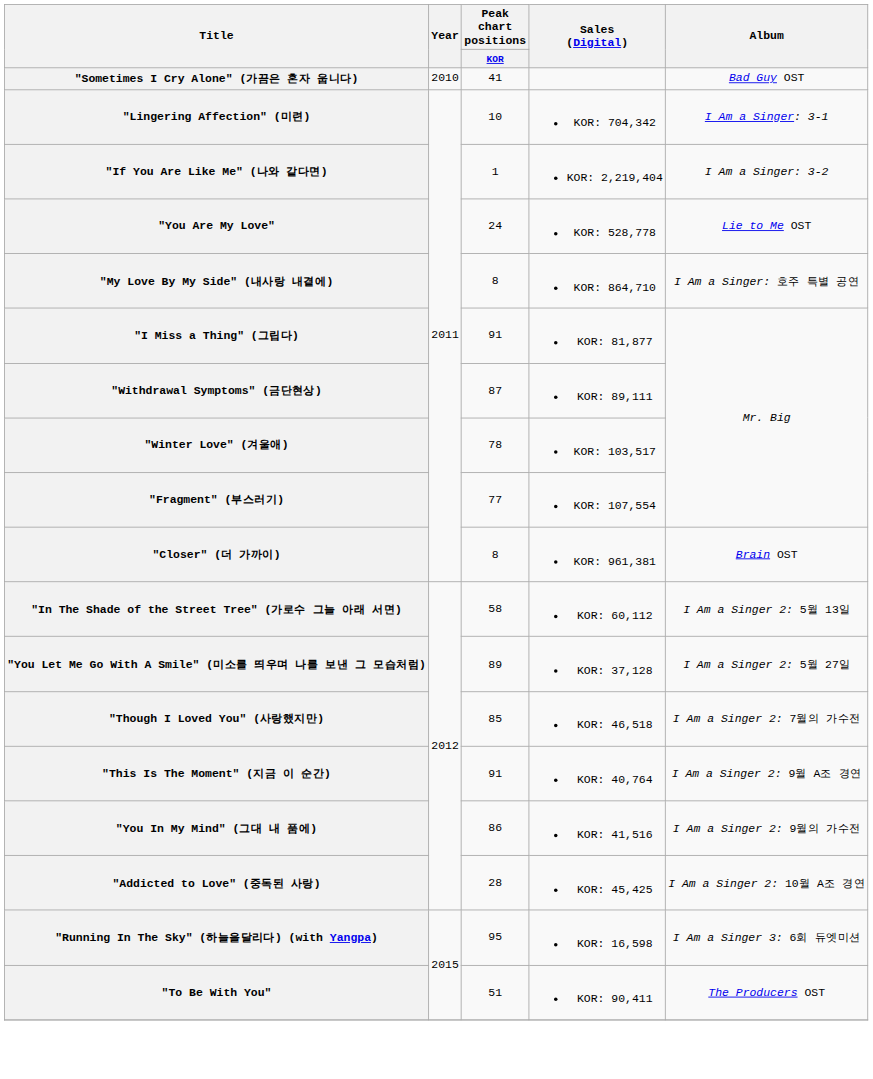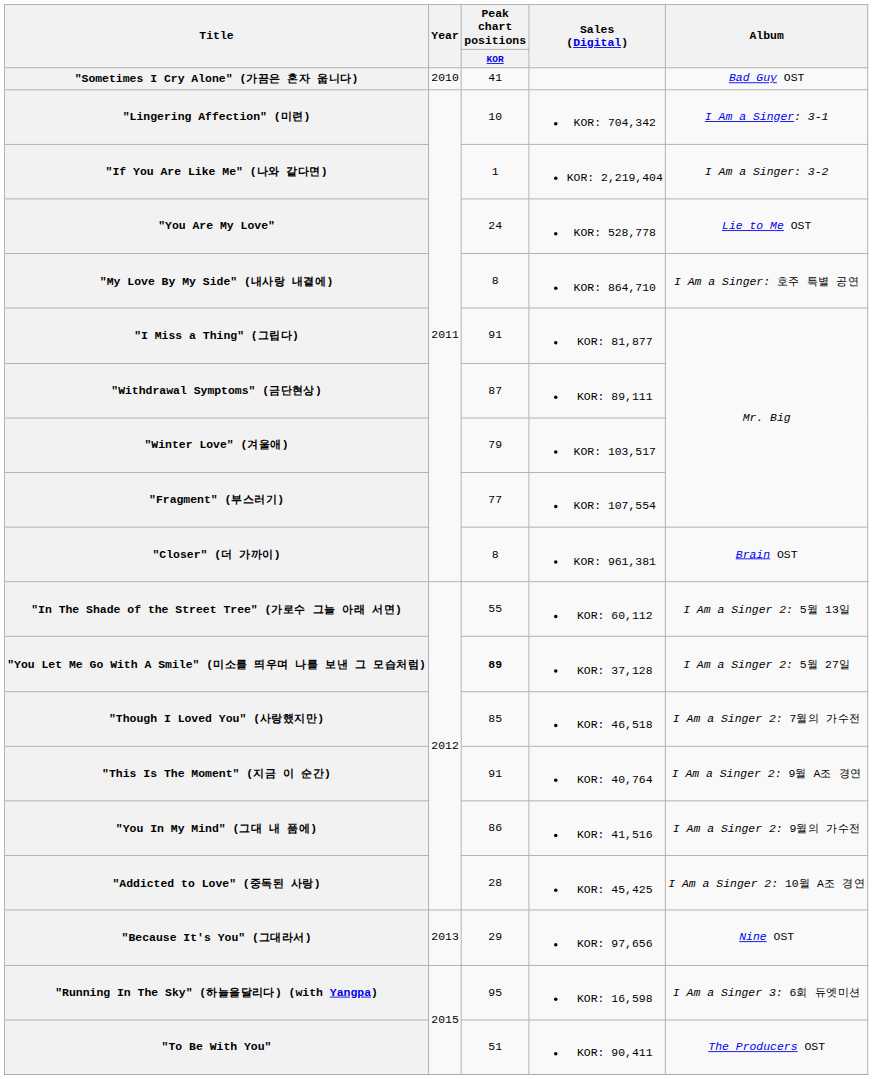(495, 445) 78 -> (495, 445) 79
(495, 609) 58 -> (495, 609) 55
(495, 664) normal -> (495, 664) bold
+ row: (217, 938)
